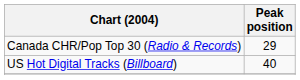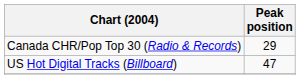(270, 64) 40 -> (270, 64) 47
